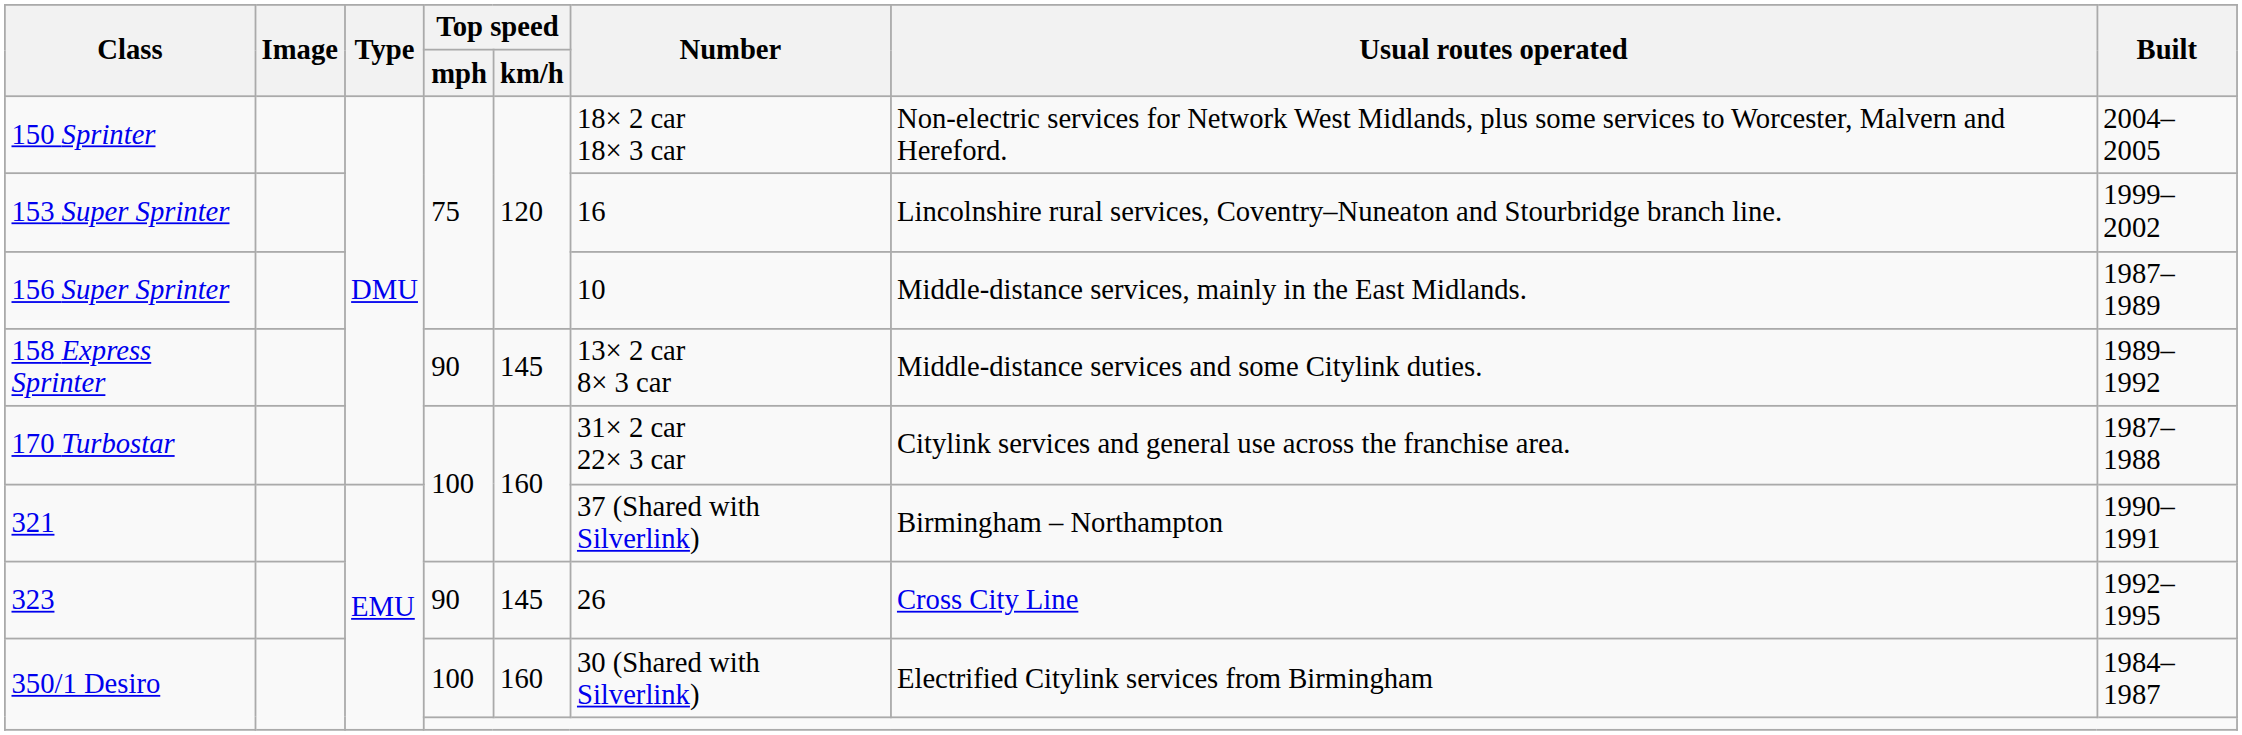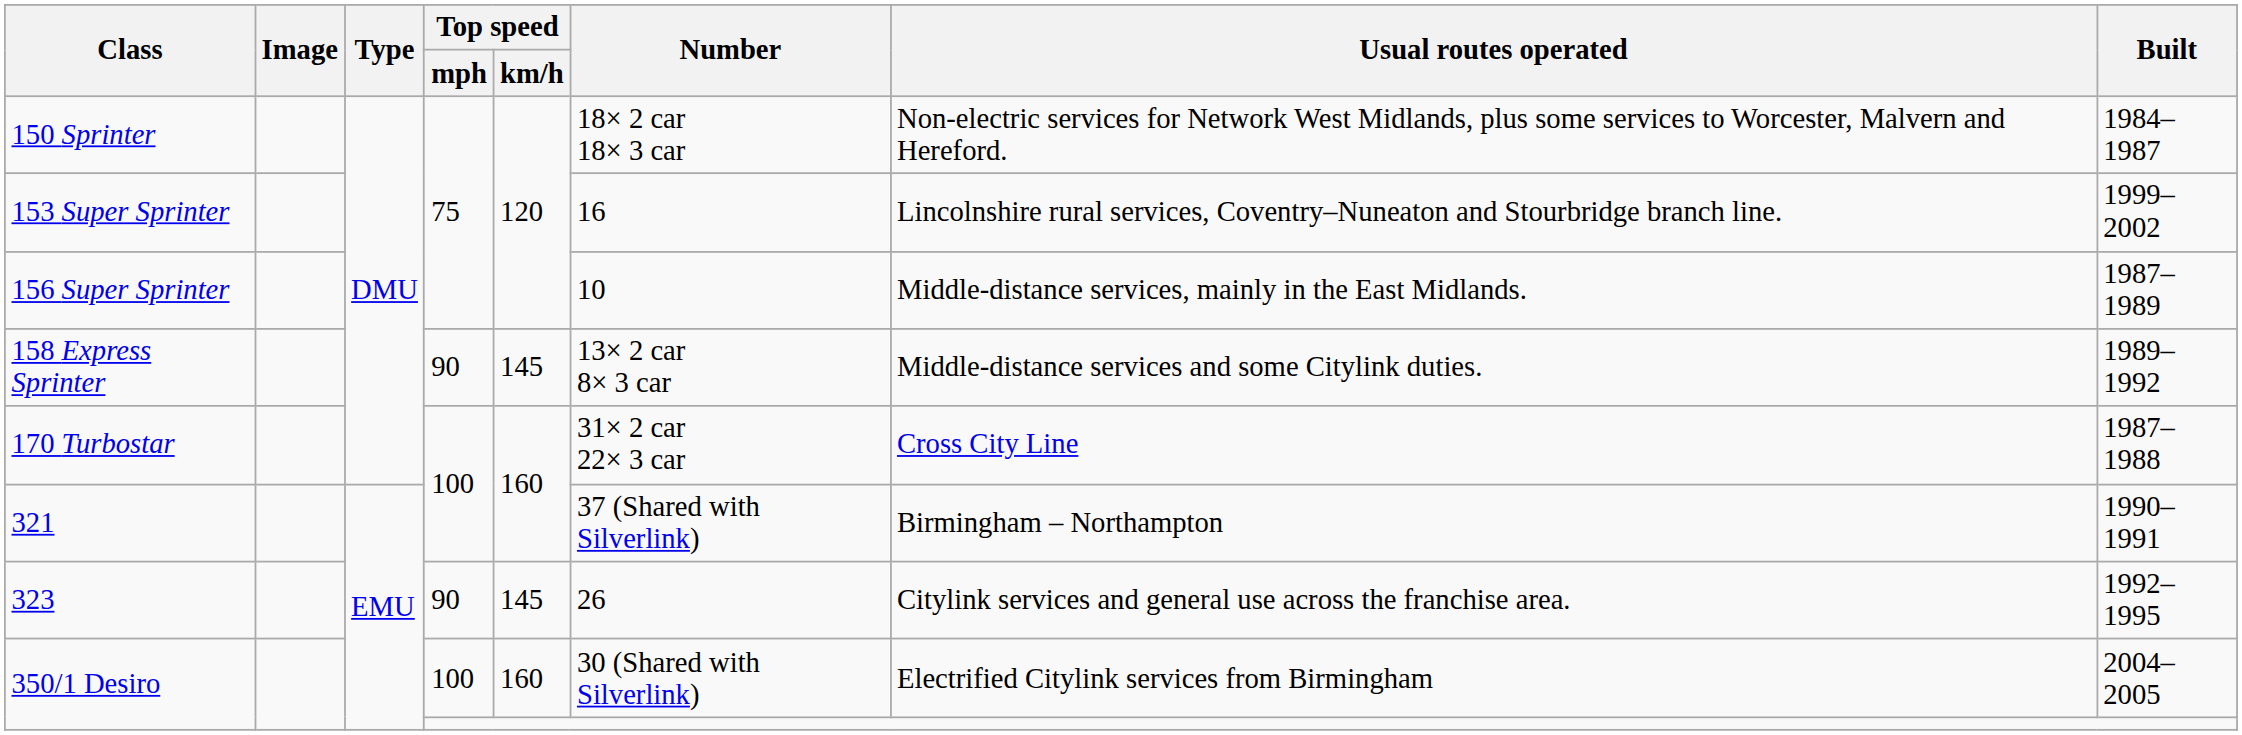(2139, 134) 2004–2005 -> (2139, 134) 1984–1987
(1234, 444) Citylink services and general use across the franchise area. -> (988, 444) Cross City Line
(988, 600) Cross City Line -> (1234, 600) Citylink services and general use across the franchise area.
(2139, 677) 1984–1987 -> (2139, 677) 2004–2005
